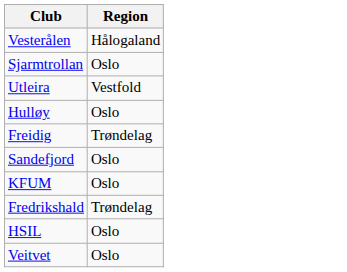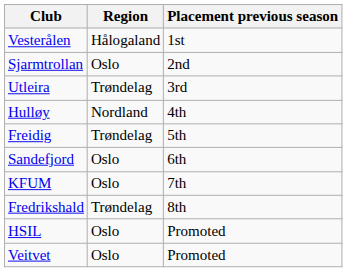+ column: (253, 16)
(116, 87) Vestfold -> (122, 87) Trøndelag
(105, 111) Oslo -> (119, 111) Nordland
